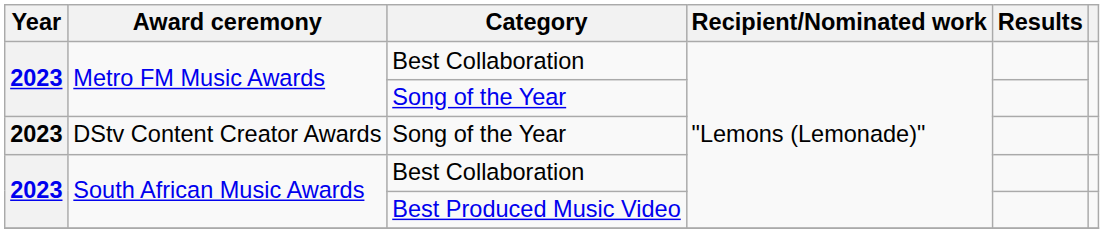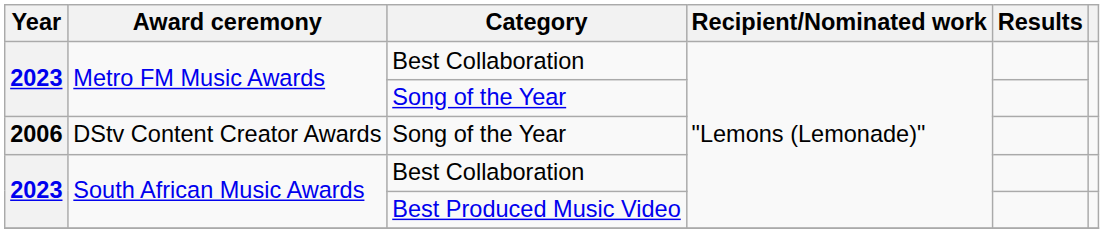(36, 135) 2023 -> (36, 135) 2006
